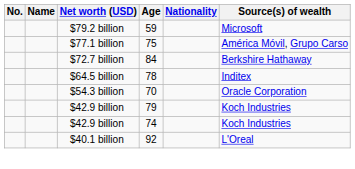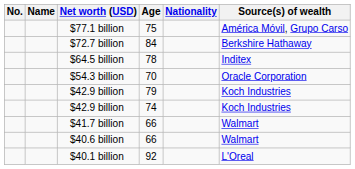- row: (98, 28)
+ row: (98, 124)
+ row: (98, 140)
